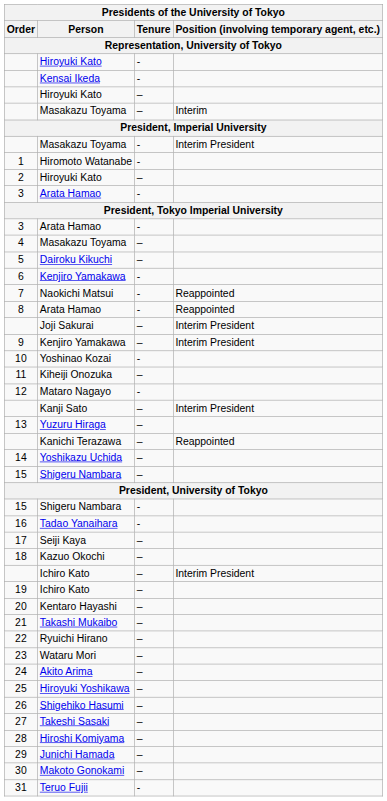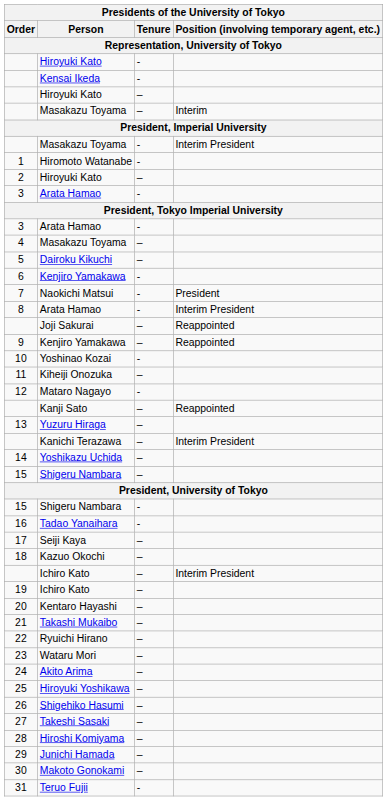(205, 293) Reappointed -> (197, 293) President
(205, 309) Reappointed -> (215, 309) Interim President
(215, 326) Interim President -> (205, 326) Reappointed
(215, 342) Interim President -> (205, 342) Reappointed
(215, 408) Interim President -> (205, 408) Reappointed
(205, 441) Reappointed -> (215, 441) Interim President
